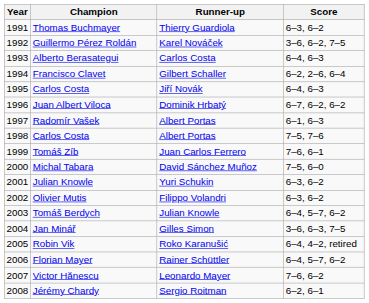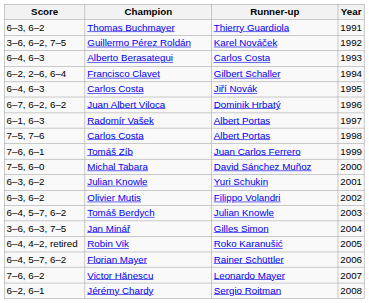columns swapped: (17, 12) <-> (324, 12)
